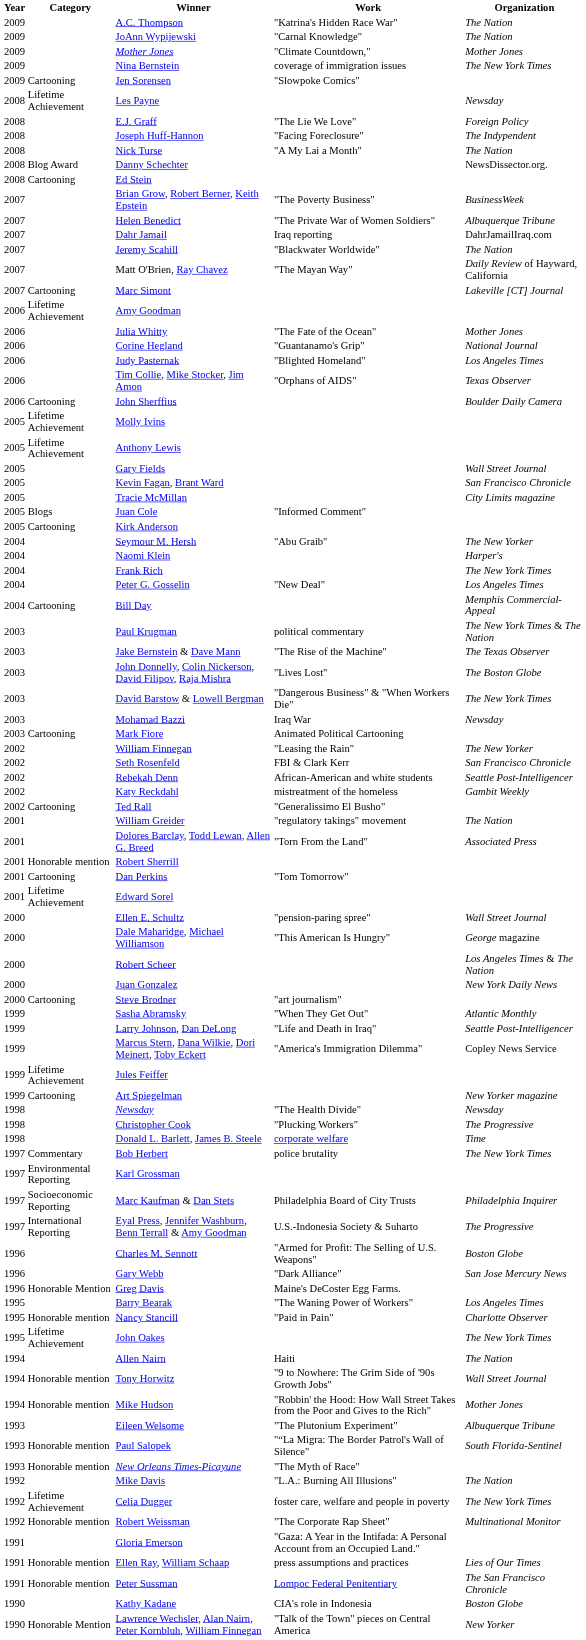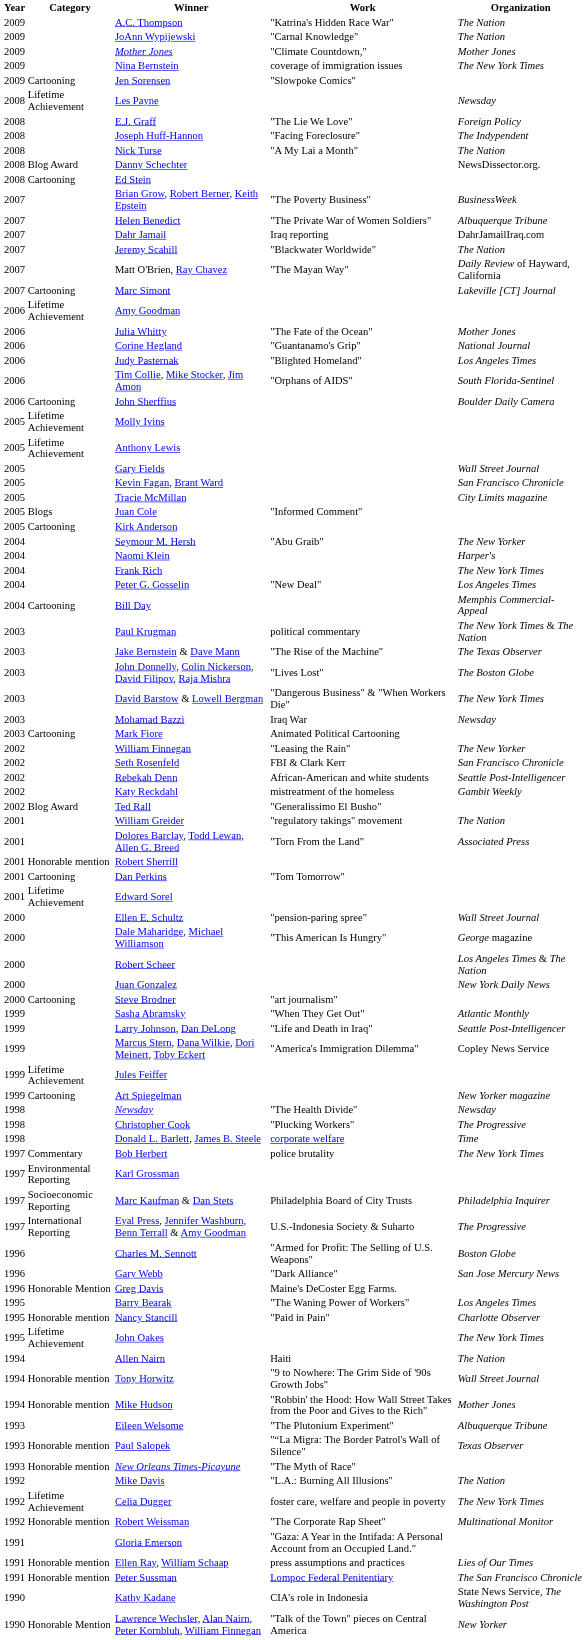(498, 380) Texas Observer -> (506, 380) South Florida-Sentinel
(52, 806) Cartooning -> (53, 806) Blog Award
(513, 1446) South Florida-Sentinel -> (491, 1446) Texas Observer
(494, 1603) Boston Globe -> (509, 1598) State News Service, The Washington Post
